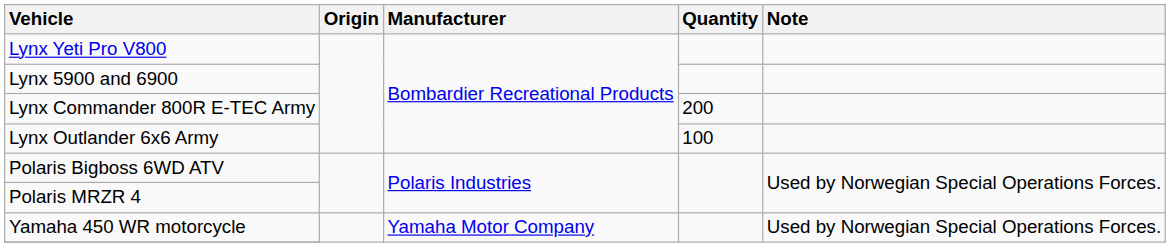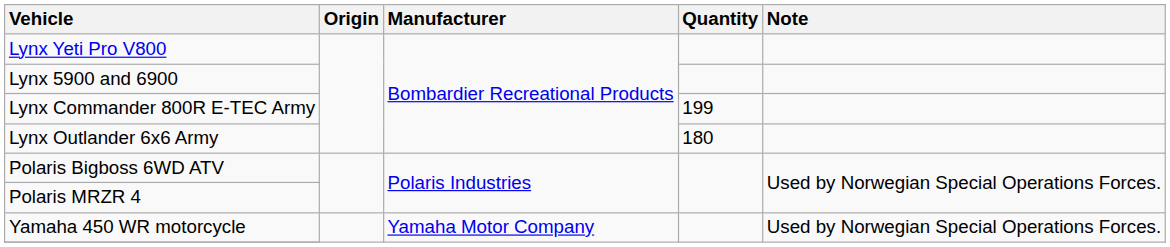(698, 108) 200 -> (698, 108) 199
(698, 138) 100 -> (698, 138) 180
